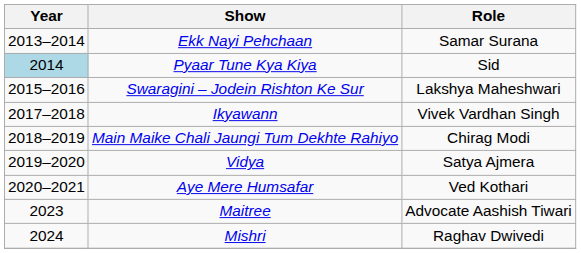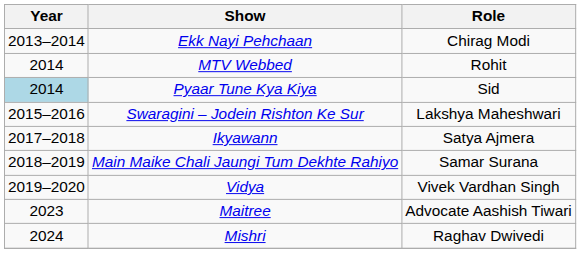(489, 41) Samar Surana -> (489, 41) Chirag Modi
+ row: (245, 65)
(489, 114) Vivek Vardhan Singh -> (488, 138) Satya Ajmera
(489, 138) Chirag Modi -> (489, 162) Samar Surana
(488, 162) Satya Ajmera -> (489, 187) Vivek Vardhan Singh
- row: (245, 187)
